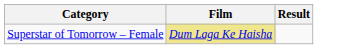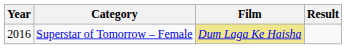+ column: (19, 14)
